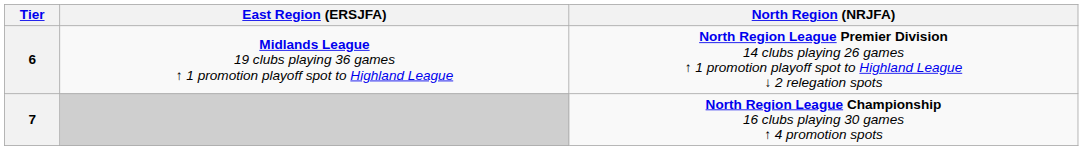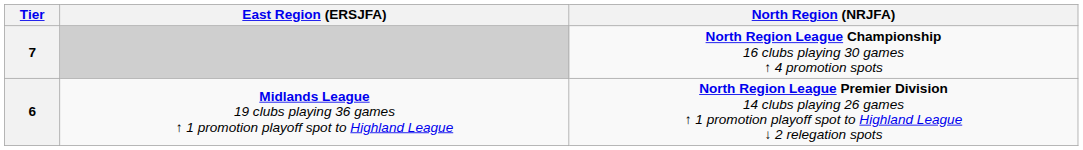rows swapped: (32, 59) <-> (32, 119)
